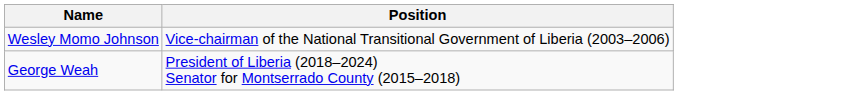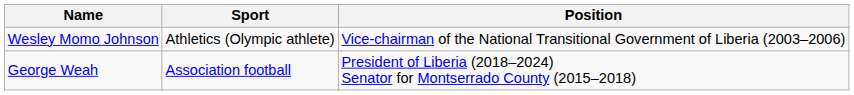+ column: (250, 16)
